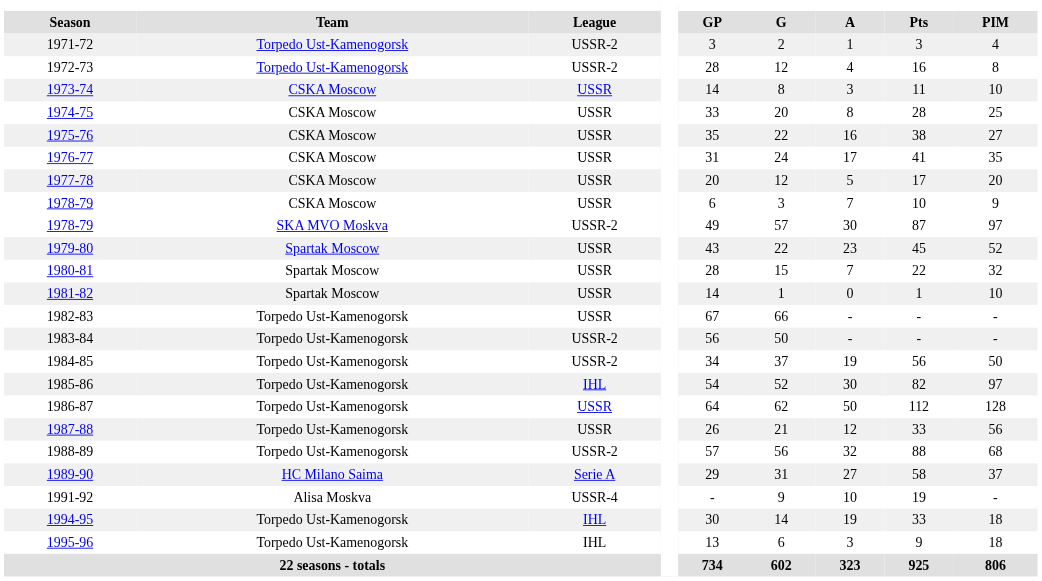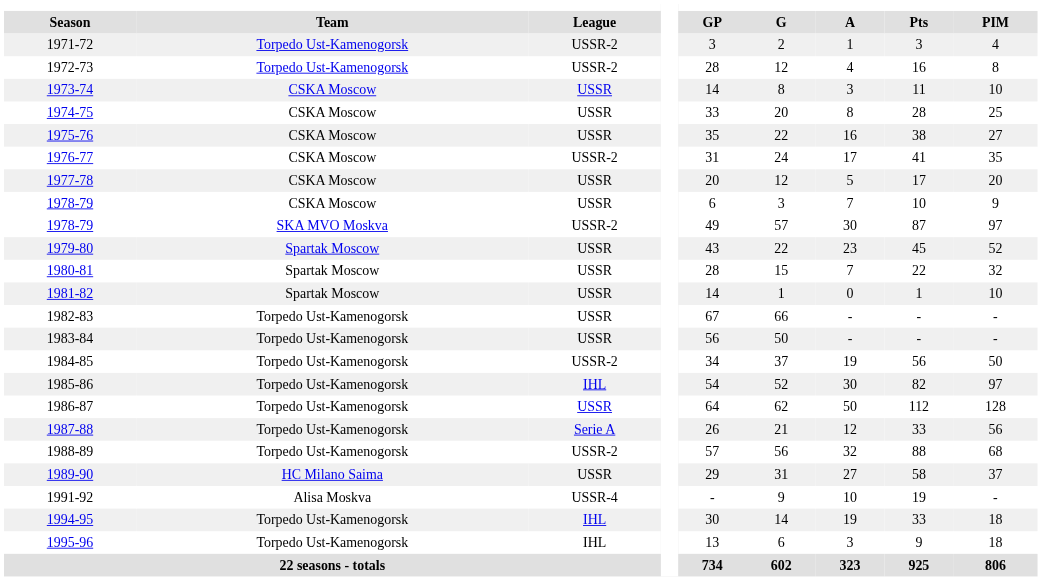(595, 158) USSR -> (595, 158) USSR-2
(595, 339) USSR-2 -> (595, 339) USSR
(595, 429) USSR -> (595, 429) Serie A
(595, 474) Serie A -> (595, 474) USSR
